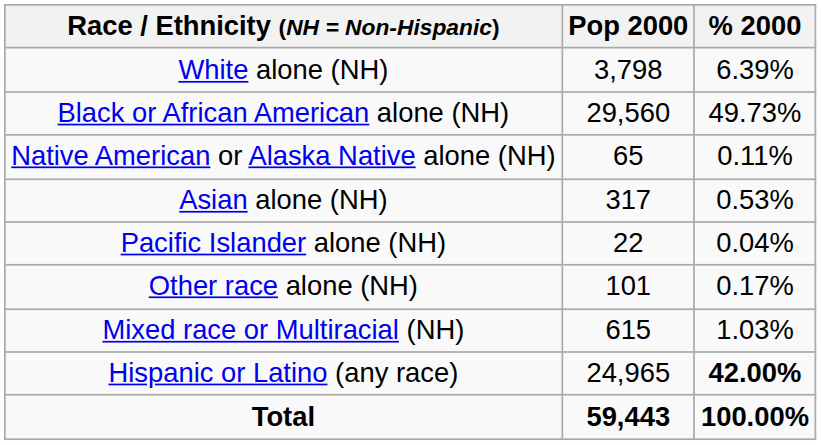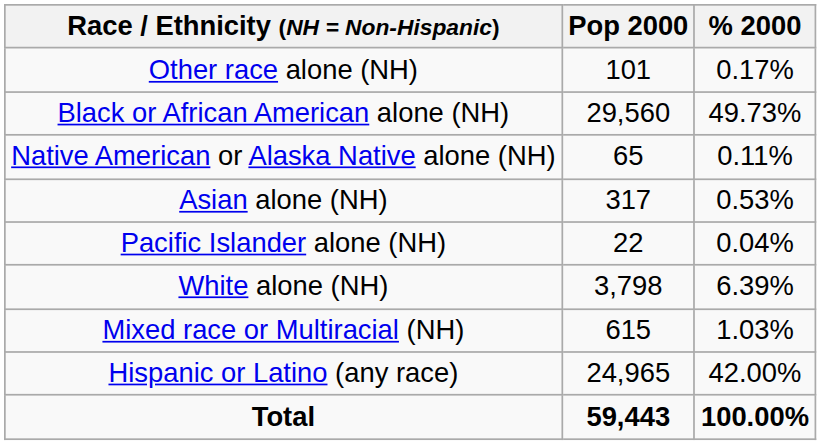rows swapped: (283, 69) <-> (283, 286)
(755, 373) bold -> (755, 373) normal
